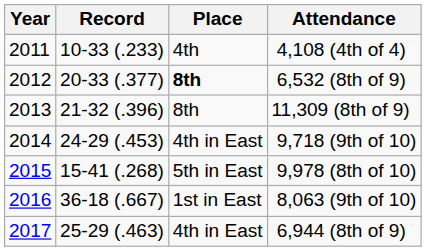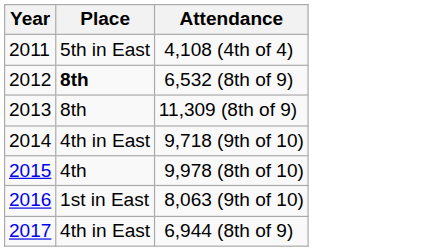- column: (112, 19)
(186, 49) 4th -> (105, 49) 5th in East
(218, 170) 5th in East -> (73, 170) 4th
